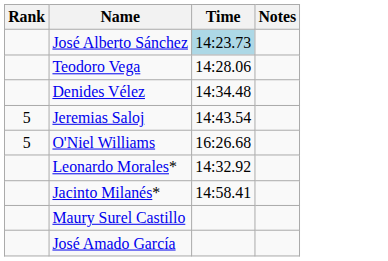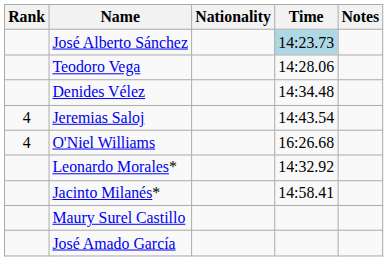+ column: (233, 17)
(27, 117) 5 -> (27, 117) 4
(27, 142) 5 -> (27, 142) 4
